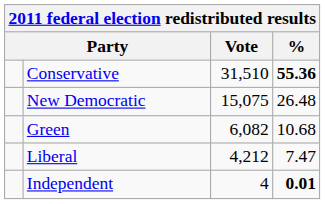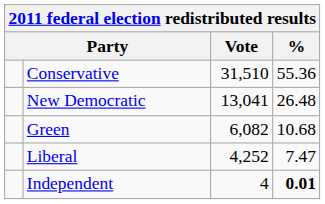(296, 73) bold -> (296, 73) normal
(245, 101) 15,075 -> (245, 101) 13,041
(249, 156) 4,212 -> (249, 156) 4,252
